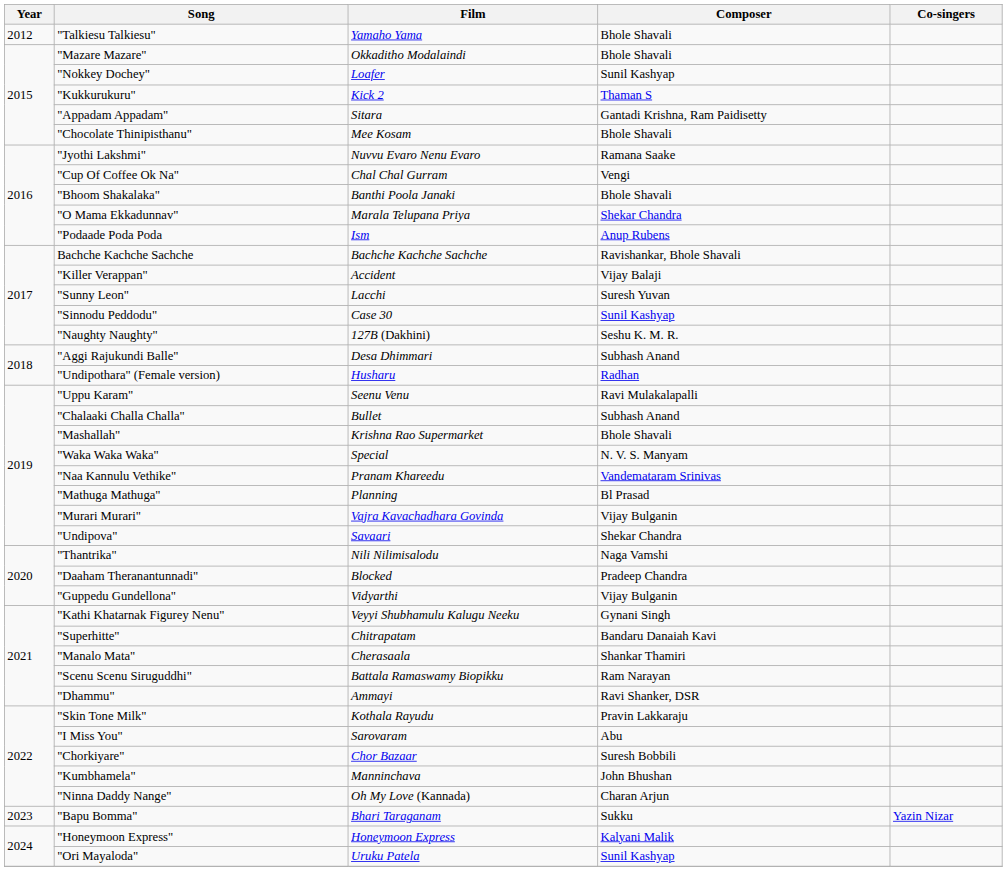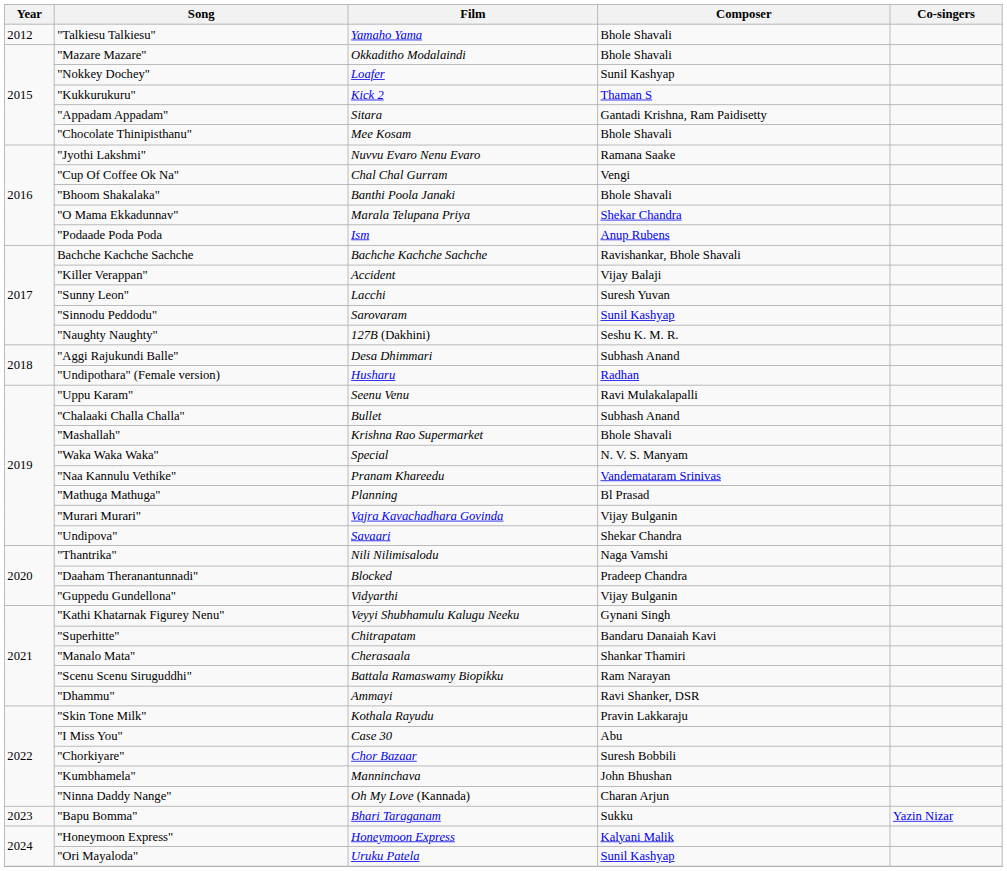(372, 315) Case 30 -> (379, 315) Sarovaram
(379, 736) Sarovaram -> (372, 736) Case 30
